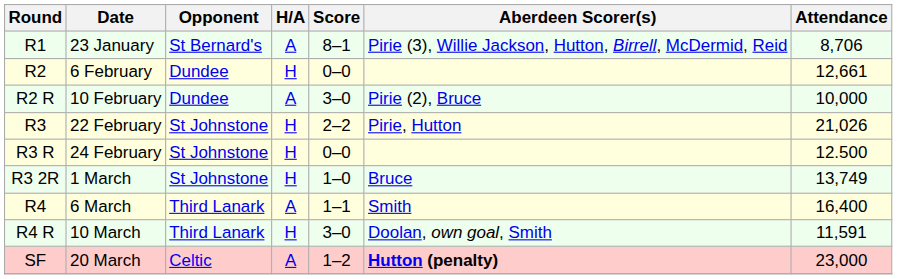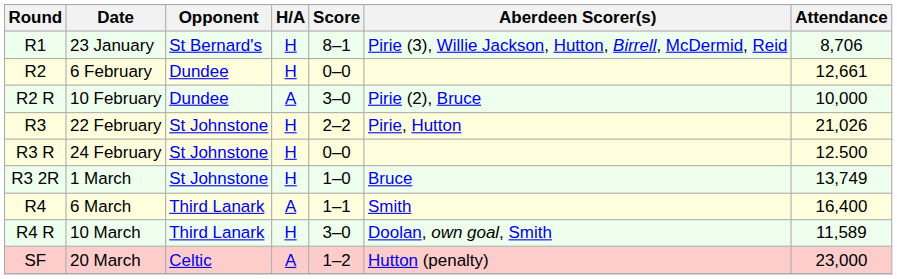(291, 44) A -> (291, 44) H
(841, 233) 11,591 -> (841, 233) 11,589
(433, 260) bold -> (428, 260) normal
